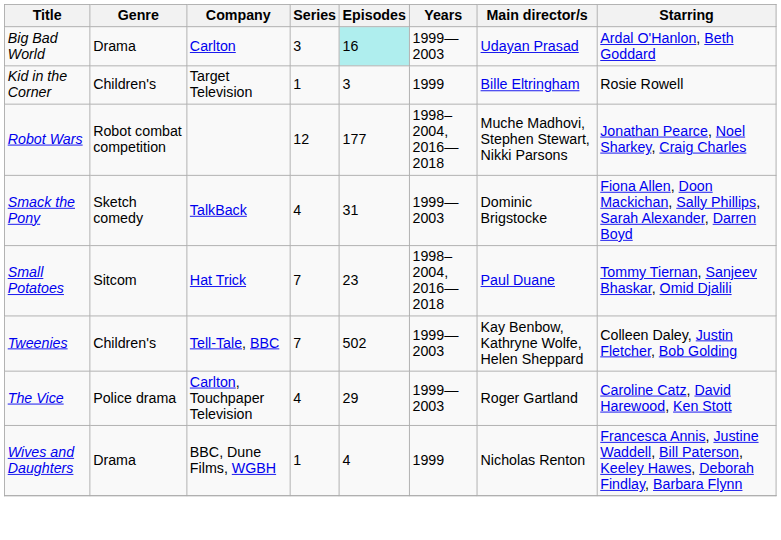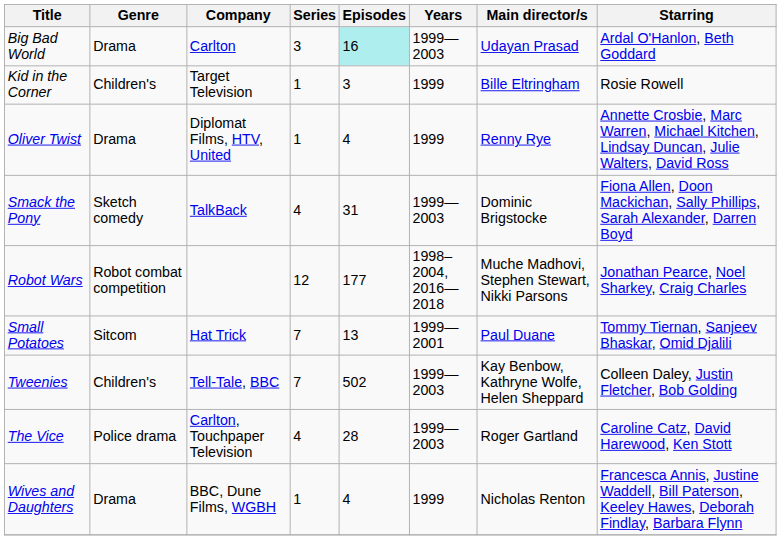+ row: (44, 139)
rows swapped: (45, 139) <-> (41, 210)
(351, 280) 23 -> (351, 335) 13
(435, 280) 1998–2004, 2016—2018 -> (435, 335) 1999—2001
(351, 398) 29 -> (351, 436) 28
